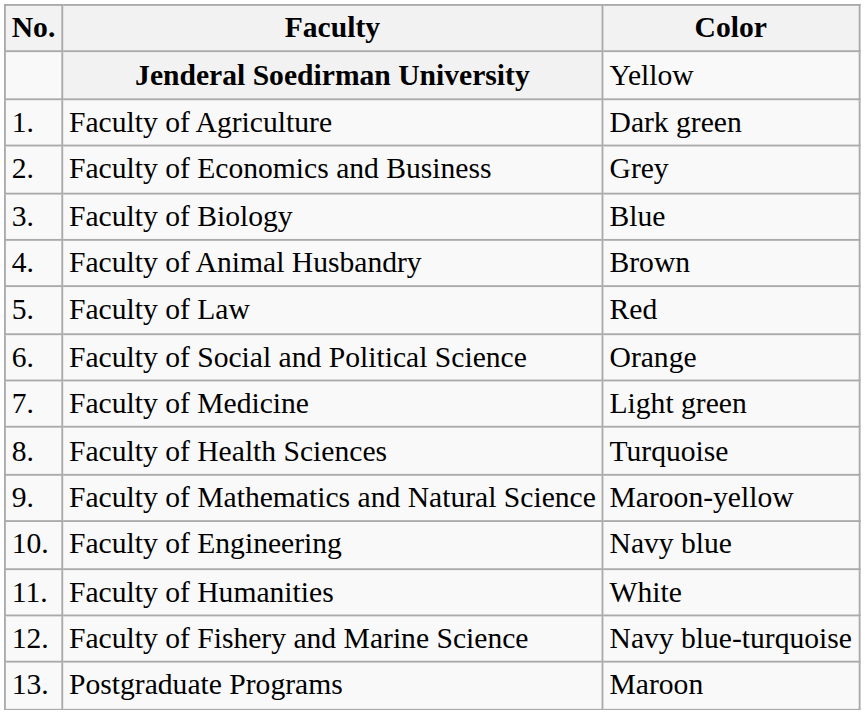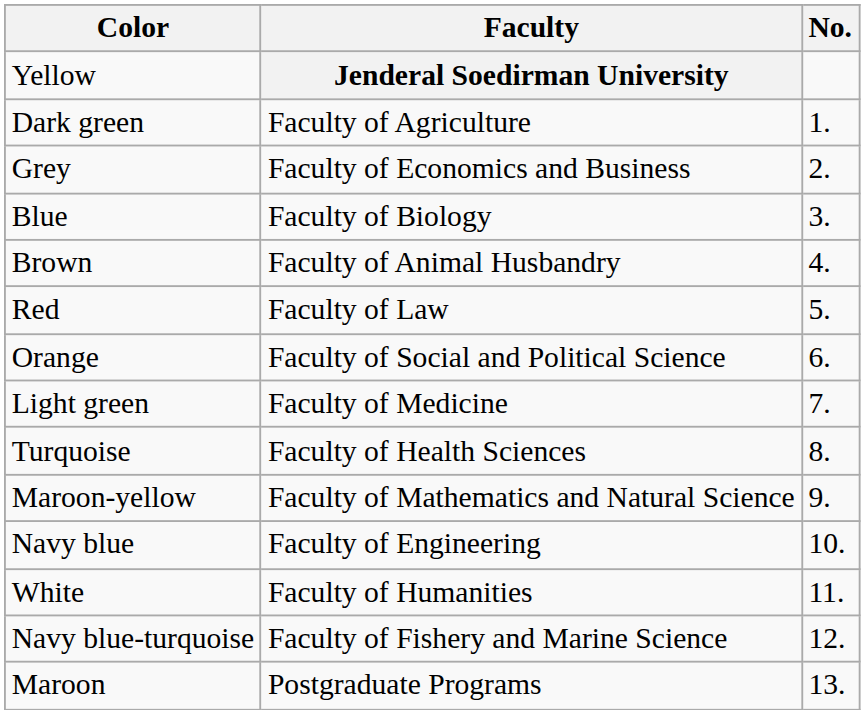columns swapped: (34, 27) <-> (731, 27)
